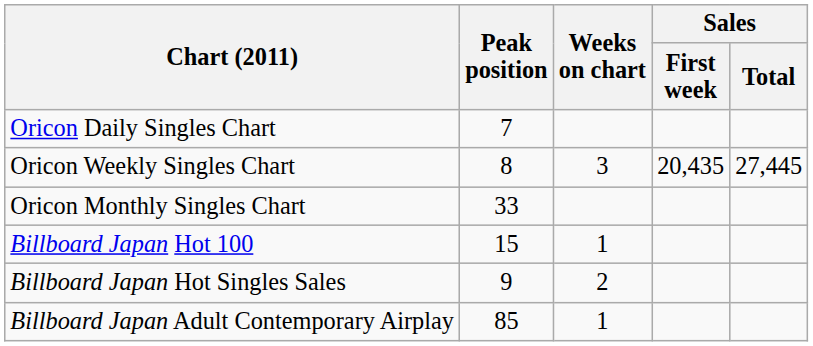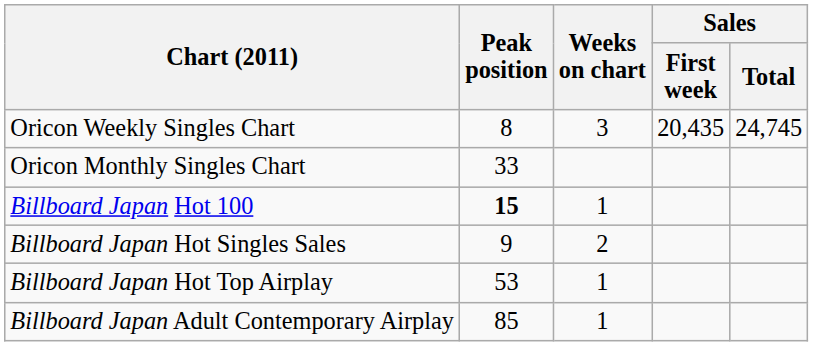- row: (143, 128)
(769, 166) 27,445 -> (769, 128) 24,745
(506, 243) normal -> (506, 205) bold
+ row: (172, 282)
